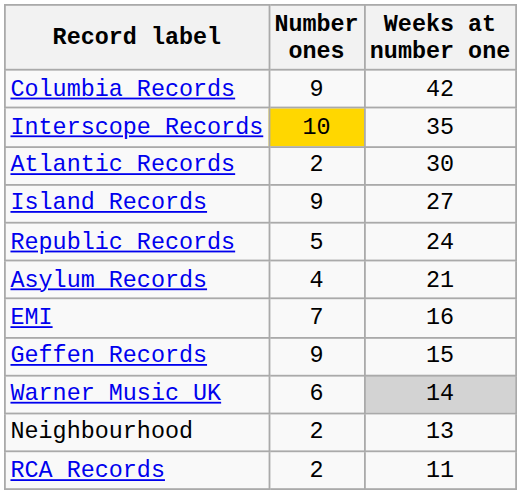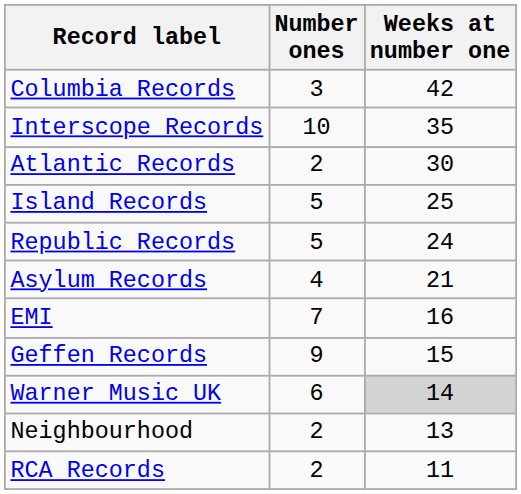(317, 89) 9 -> (317, 89) 3
(317, 127) gold background -> (317, 127) no background
(317, 204) 9 -> (317, 204) 5
(440, 204) 27 -> (440, 204) 25
